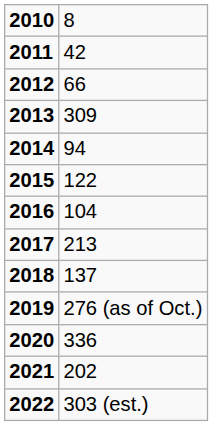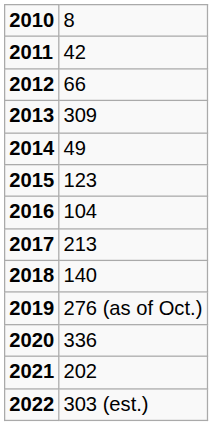(75, 148) 94 -> (75, 148) 49
(80, 180) 122 -> (80, 180) 123
(80, 276) 137 -> (80, 276) 140
